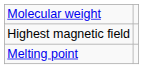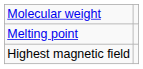rows swapped: (43, 53) <-> (69, 34)
